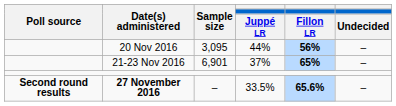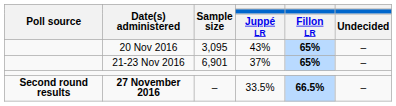(260, 47) 44% -> (260, 47) 43%
(310, 47) 56% -> (310, 47) 65%
(310, 87) 65.6% -> (310, 87) 66.5%
